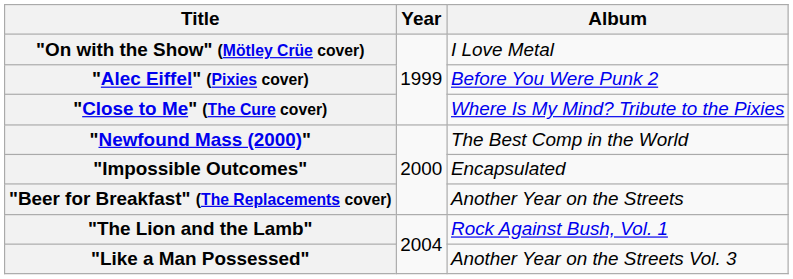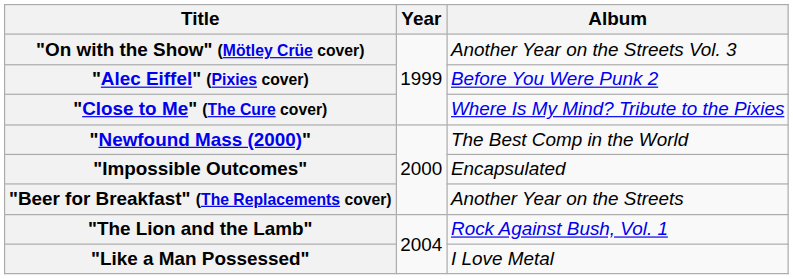(502, 49) I Love Metal -> (594, 49) Another Year on the Streets Vol. 3
(594, 259) Another Year on the Streets Vol. 3 -> (502, 259) I Love Metal
